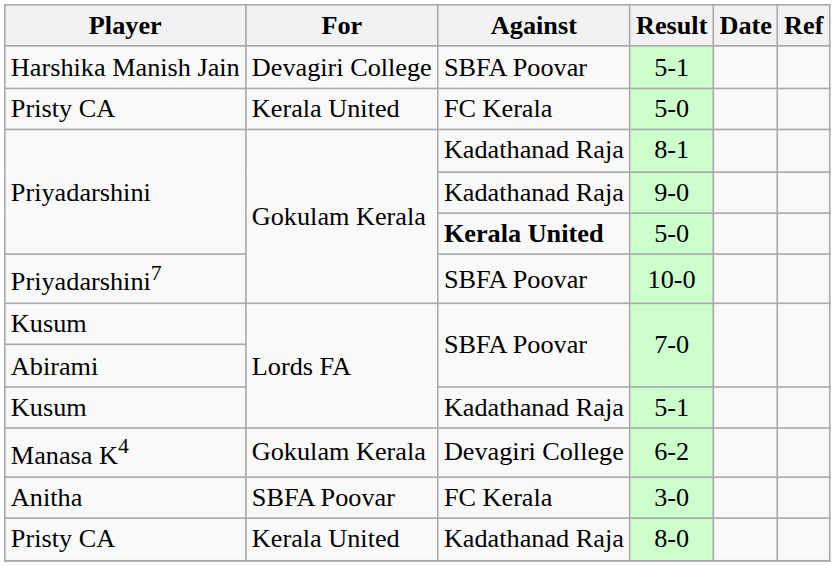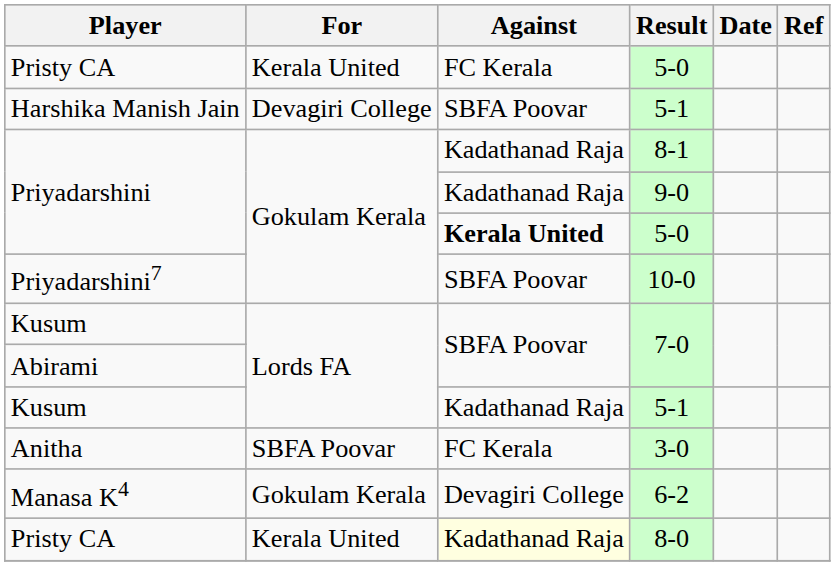rows swapped: (63, 108) <-> (125, 66)
rows swapped: (70, 452) <-> (47, 497)
(534, 538) no background -> (534, 538) lightyellow background
